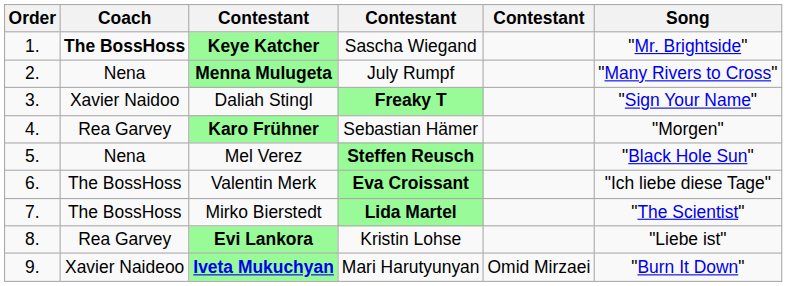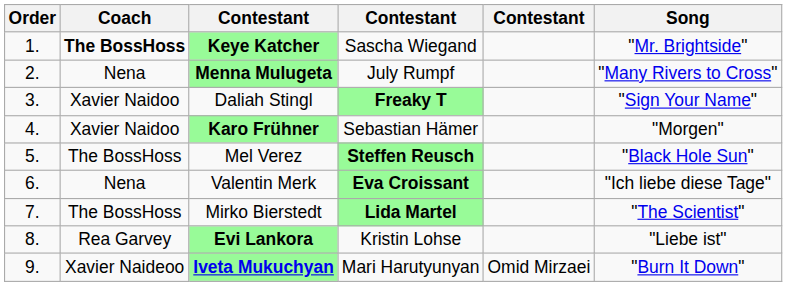(125, 128) Rea Garvey -> (125, 128) Xavier Naidoo
(125, 156) Nena -> (125, 156) The BossHoss
(125, 184) The BossHoss -> (125, 184) Nena
